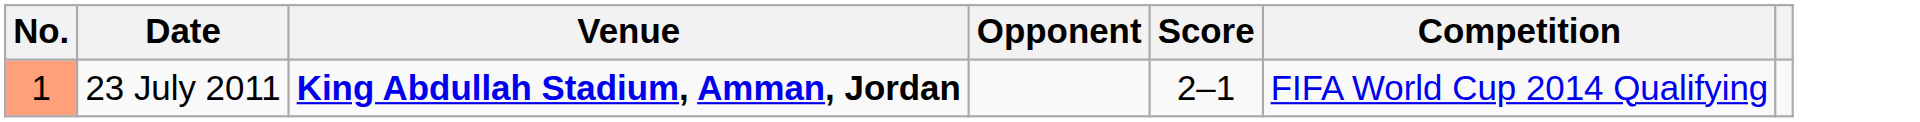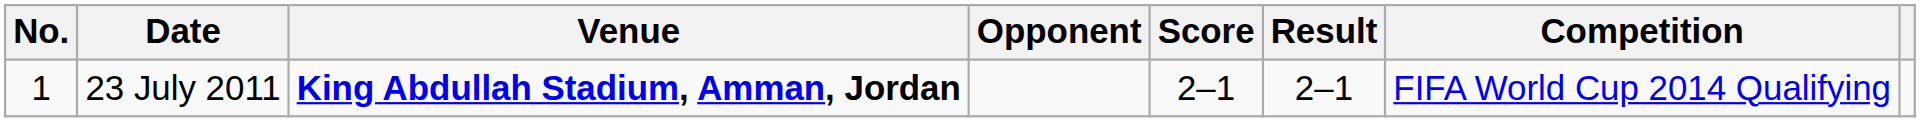+ column: (1324, 32)
(41, 87) lightsalmon background -> (41, 87) no background
